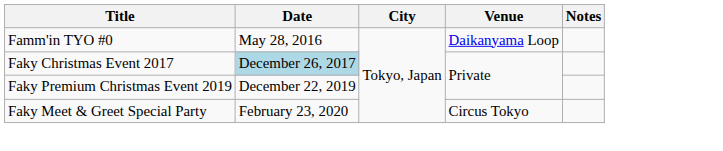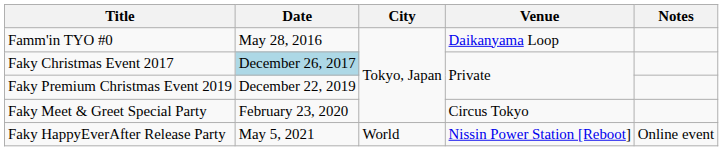+ row: (117, 134)
